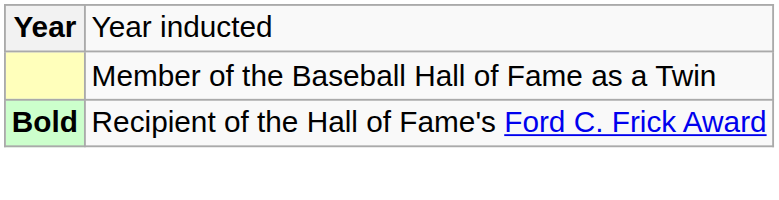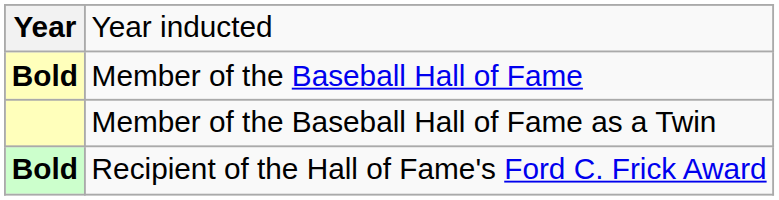+ row: (337, 75)
